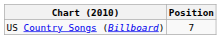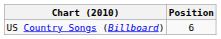(191, 27) 7 -> (191, 27) 6
